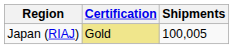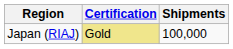(185, 33) 100,005 -> (185, 33) 100,000
